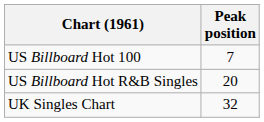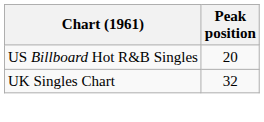- row: (74, 57)
